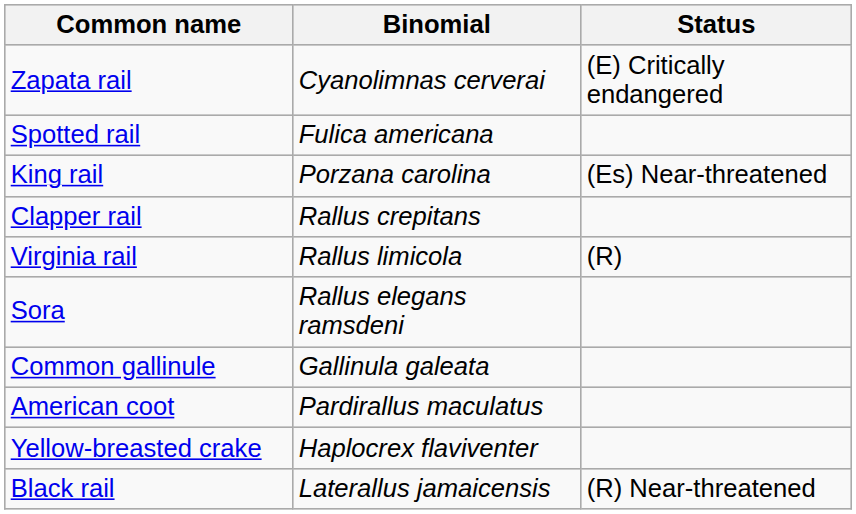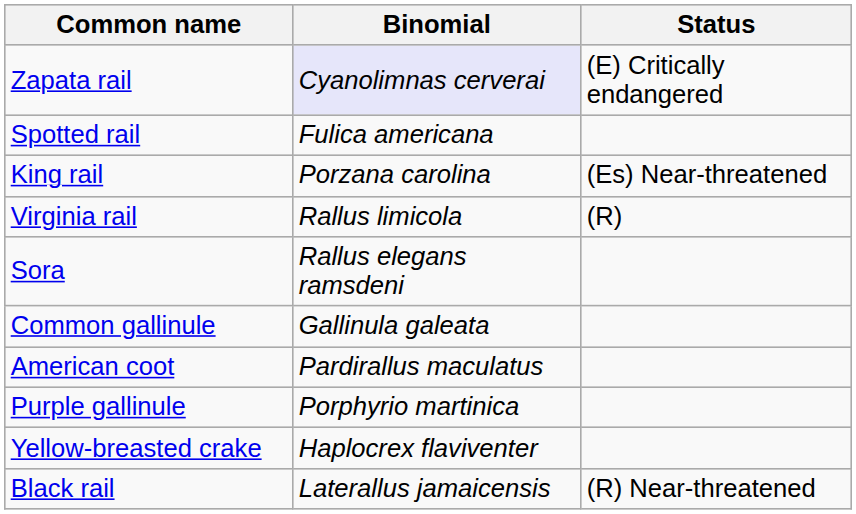(422, 79) no background -> (422, 79) lavender background
- row: (76, 216)
+ row: (98, 407)
